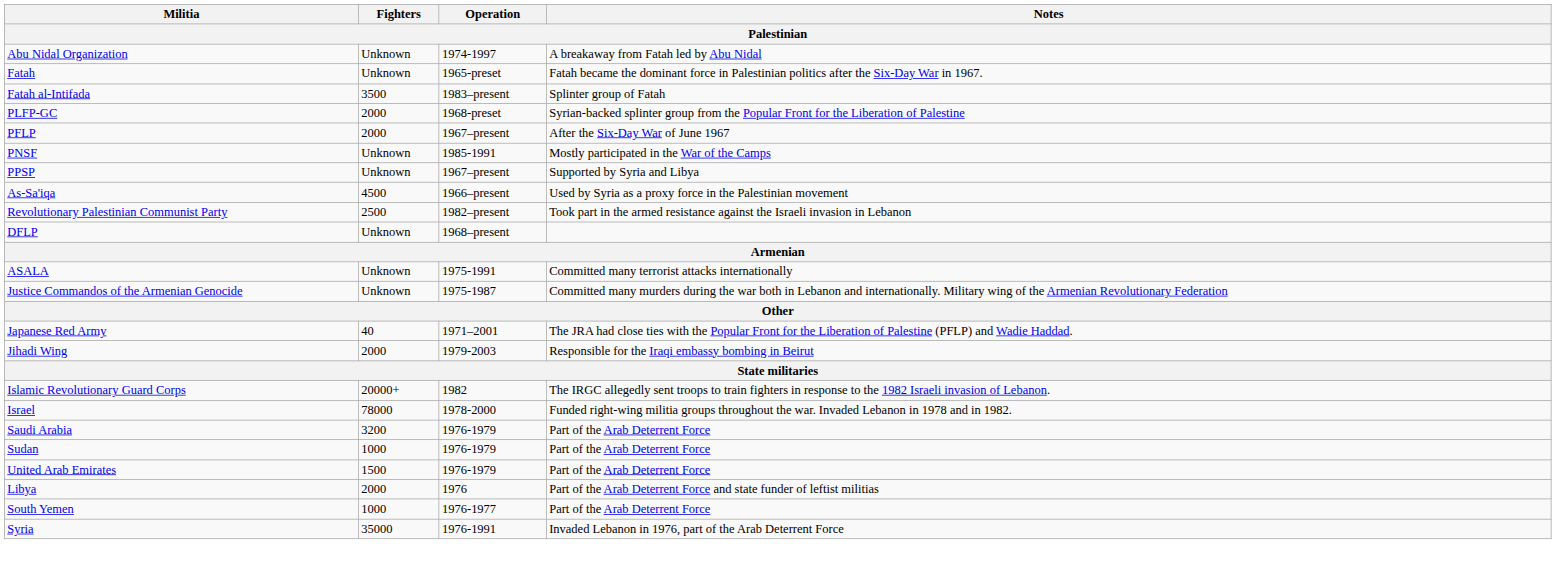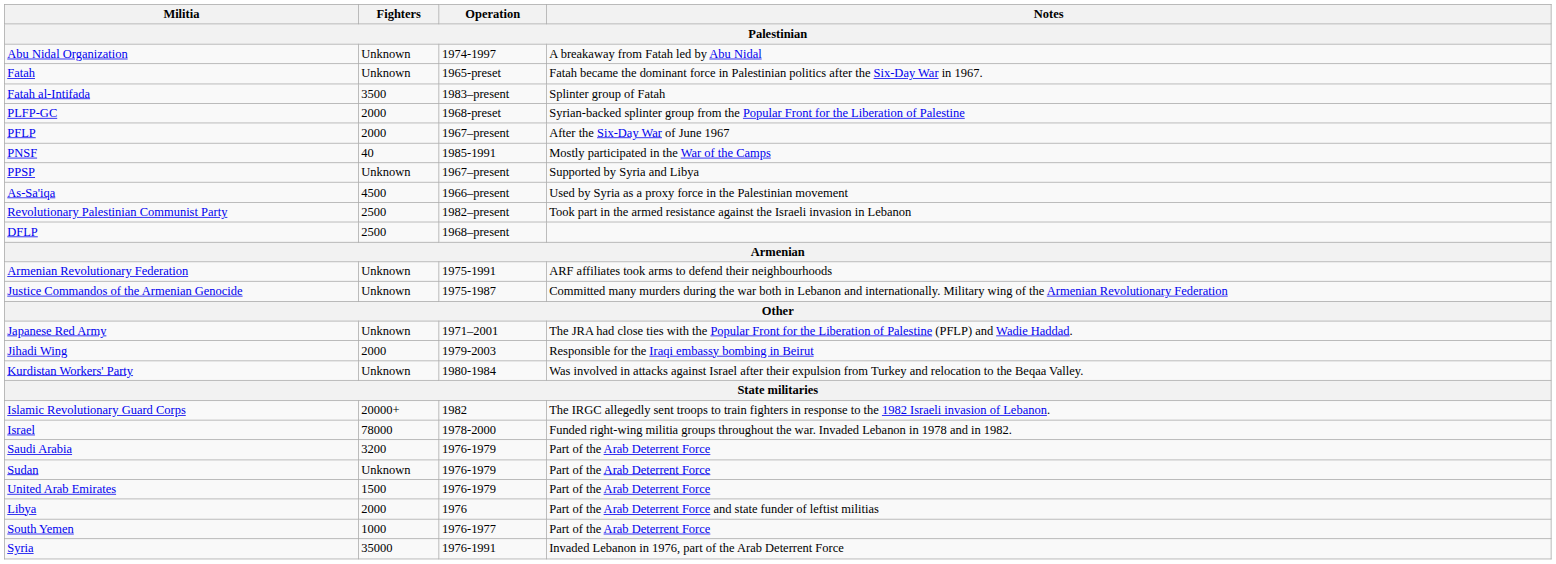(386, 152) Unknown -> (368, 152) 40
(386, 232) Unknown -> (374, 232) 2500
+ row: (98, 271)
- row: (28, 271)
(368, 331) 40 -> (386, 331) Unknown
+ row: (70, 370)
(374, 449) 1000 -> (386, 469) Unknown
